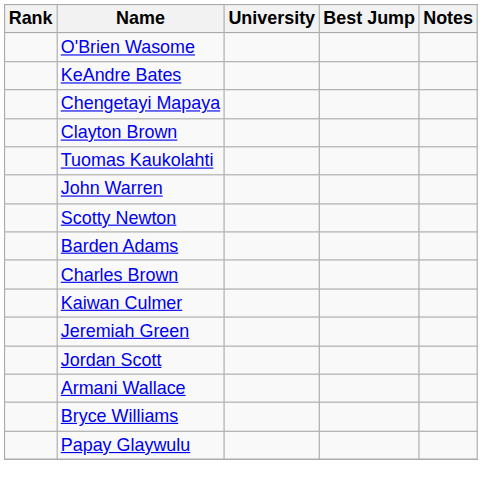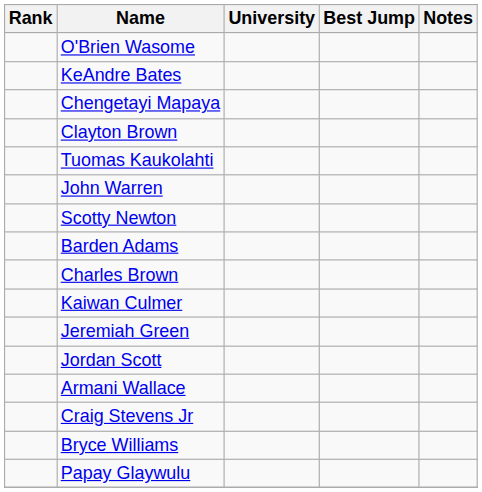+ row: (127, 416)
